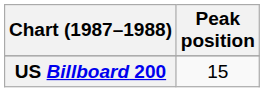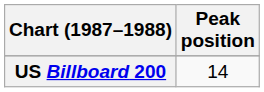(218, 71) 15 -> (218, 71) 14
